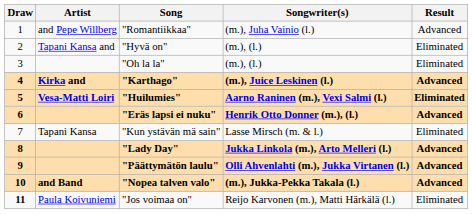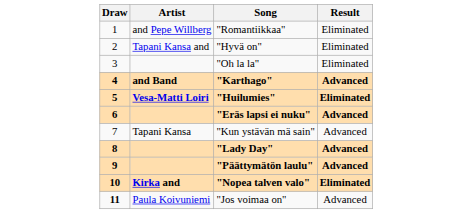- column: (317, 13)
(440, 30) Advanced -> (345, 30) Eliminated
(62, 81) Kirka and -> (155, 81) and Band
(440, 132) Eliminated -> (345, 132) Advanced
(60, 183) and Band -> (156, 183) Kirka and
(440, 183) Advanced -> (345, 183) Eliminated
(440, 200) Eliminated -> (345, 200) Advanced
